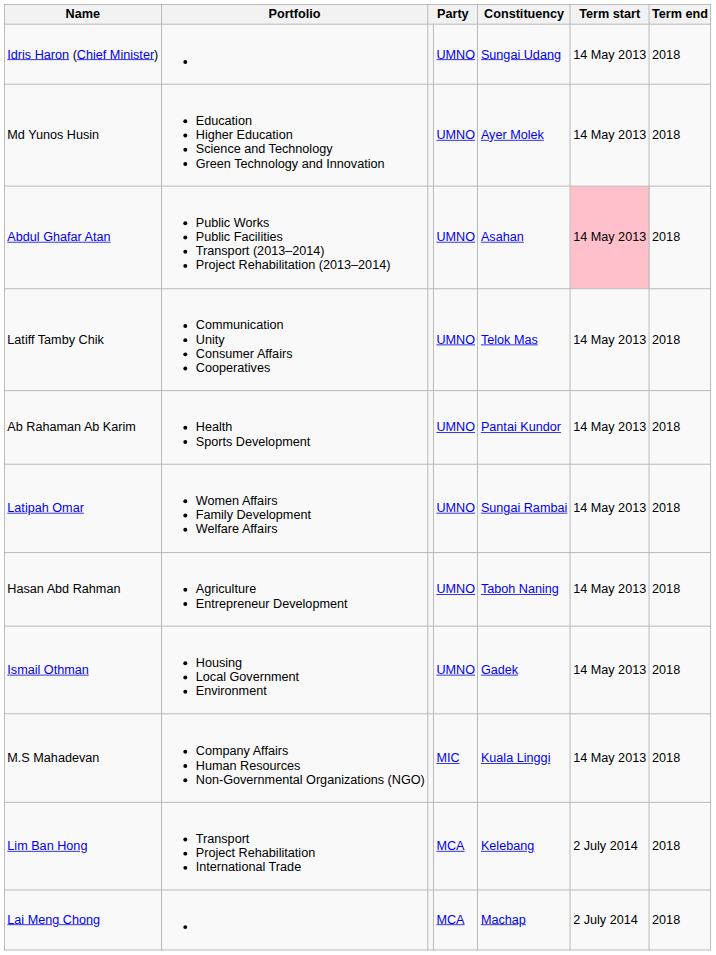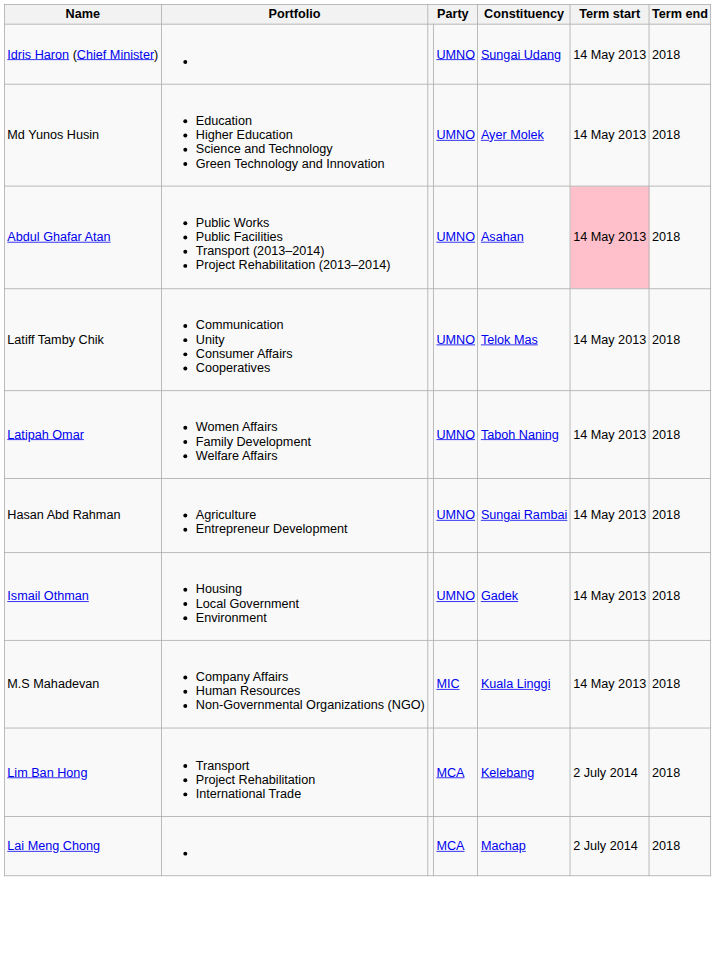- row: (72, 427)
(524, 508) Sungai Rambai -> (520, 434) Taboh Naning
(520, 589) Taboh Naning -> (524, 515) Sungai Rambai
